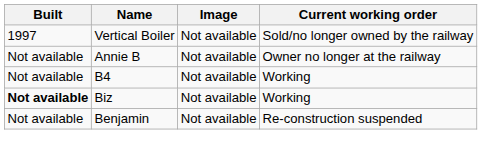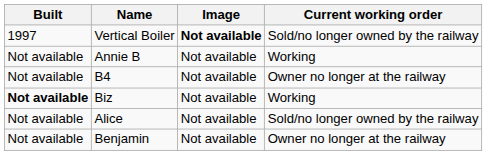(219, 35) normal -> (221, 35) bold
(352, 56) Owner no longer at the railway -> (292, 56) Working
(287, 77) Working -> (357, 77) Owner no longer at the railway
+ row: (109, 118)
(342, 118) Re-construction suspended -> (357, 139) Owner no longer at the railway
